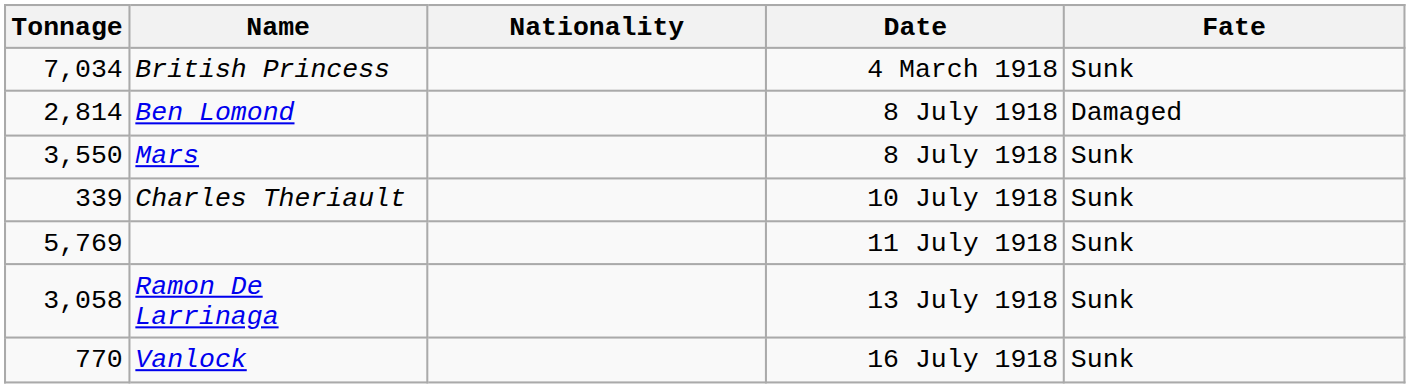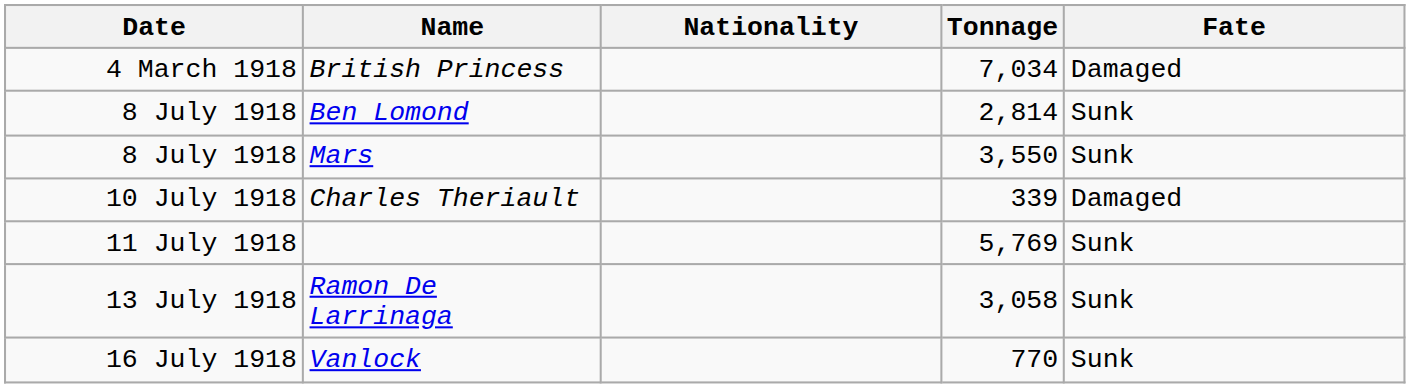columns swapped: (915, 27) <-> (67, 27)
(1103, 70) Sunk -> (1127, 70) Damaged
(1127, 113) Damaged -> (1103, 113) Sunk
(1103, 200) Sunk -> (1127, 200) Damaged
